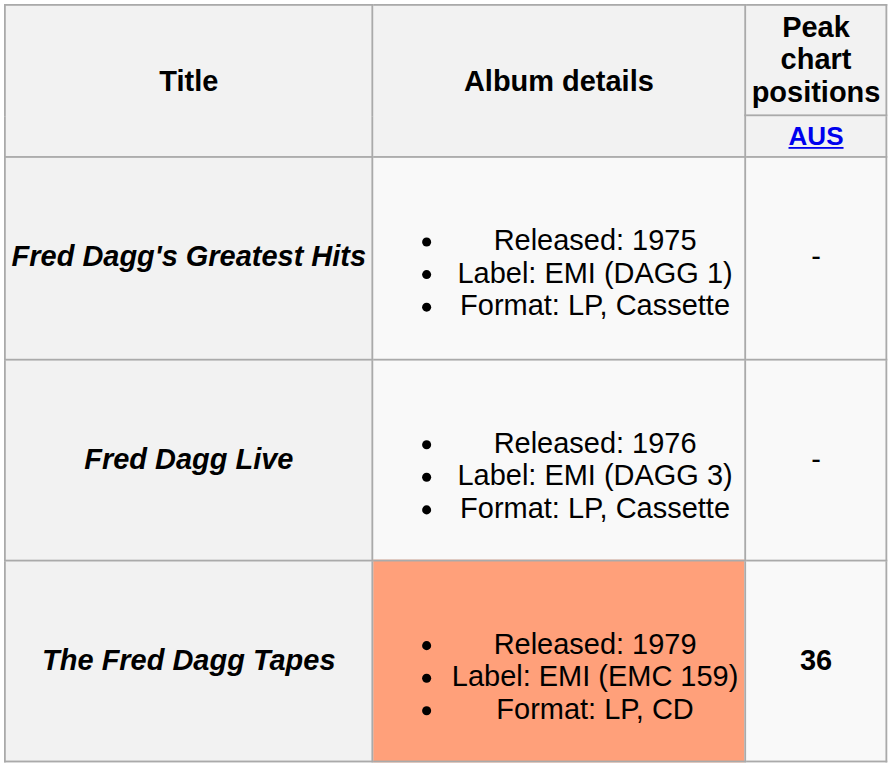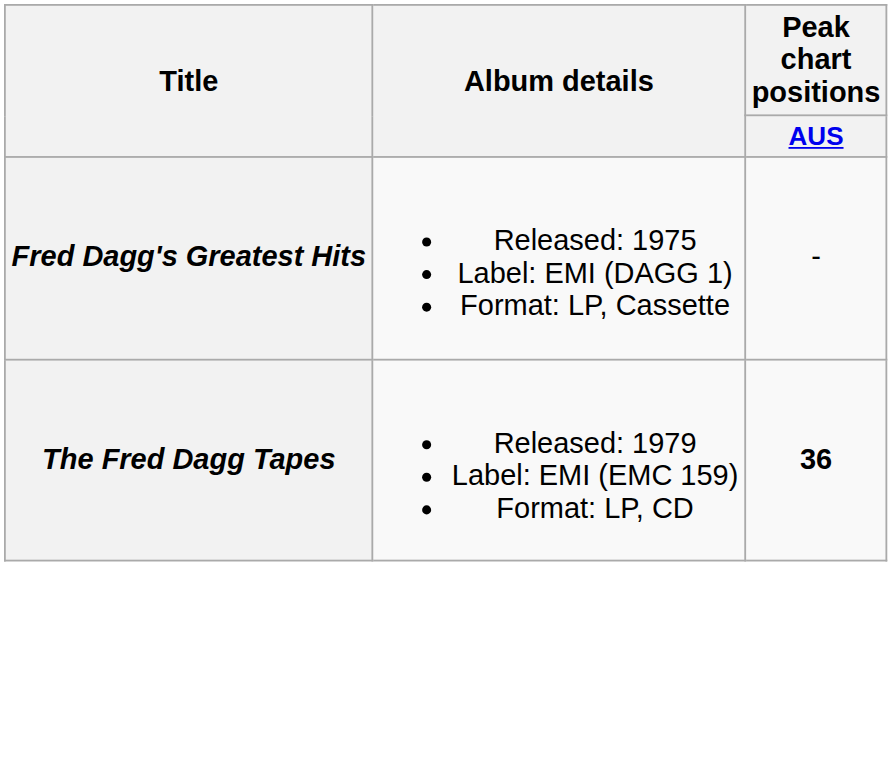- row: (189, 459)
(559, 677) lightsalmon background -> (559, 476) no background
